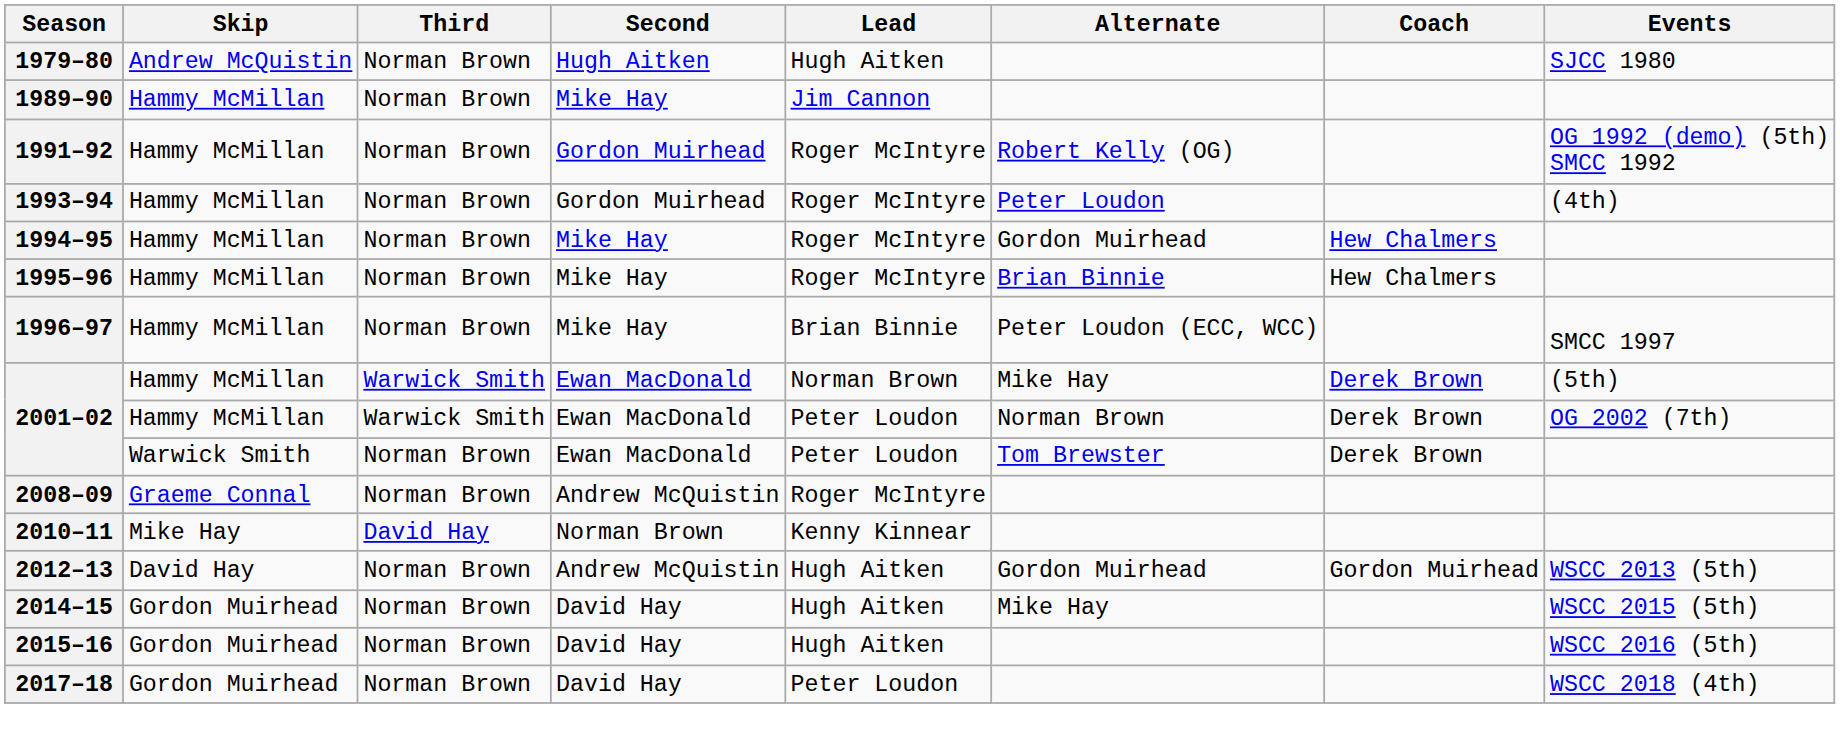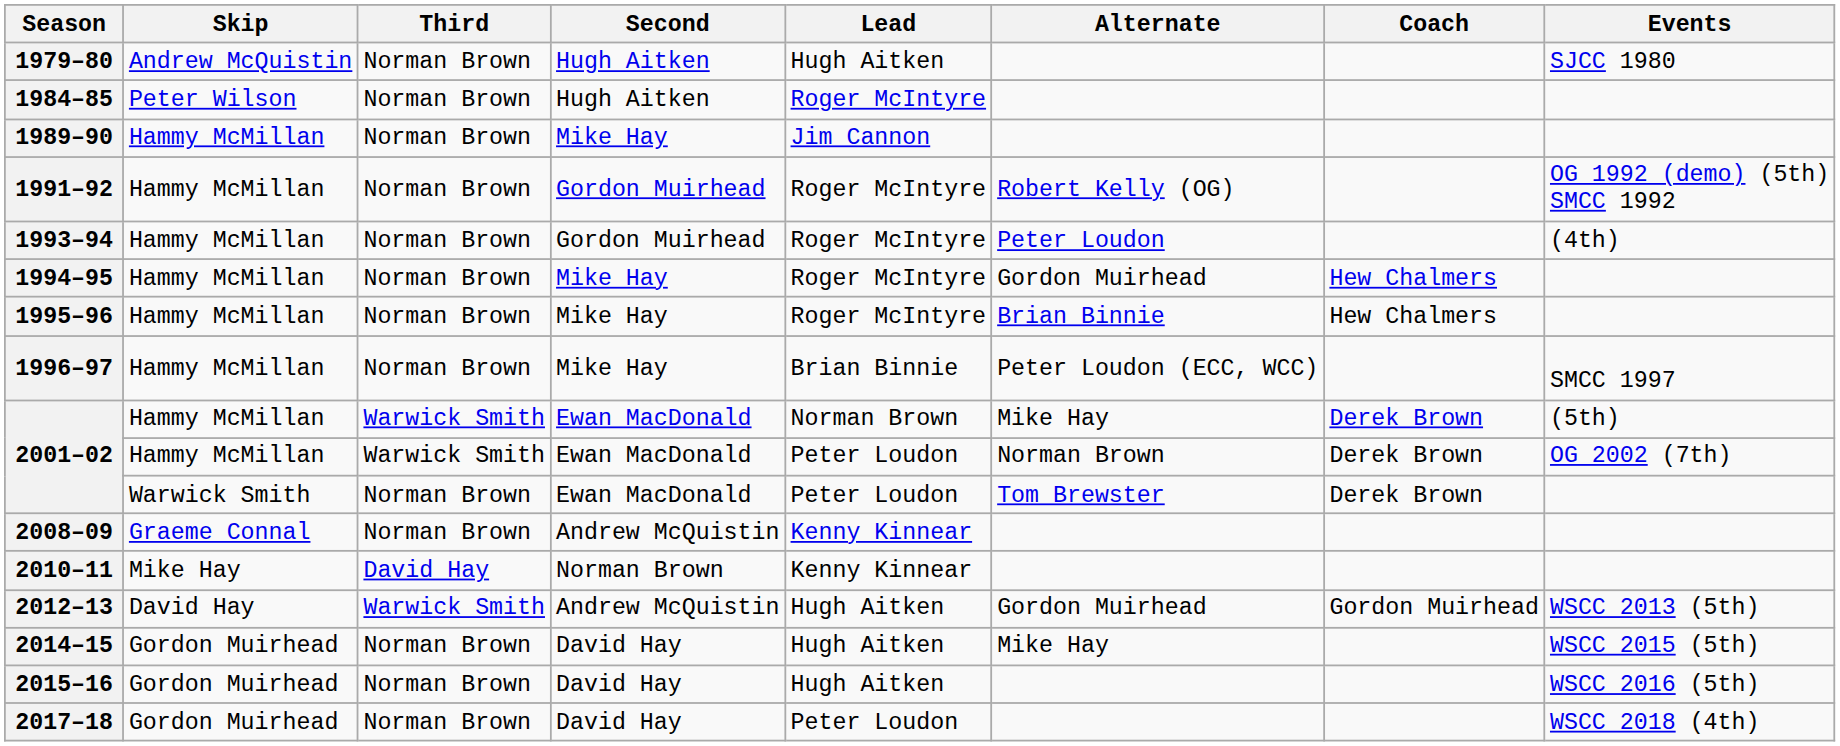+ row: (64, 100)
(888, 495) Roger McIntyre -> (881, 533) Kenny Kinnear
(447, 571) Norman Brown -> (454, 609) Warwick Smith
